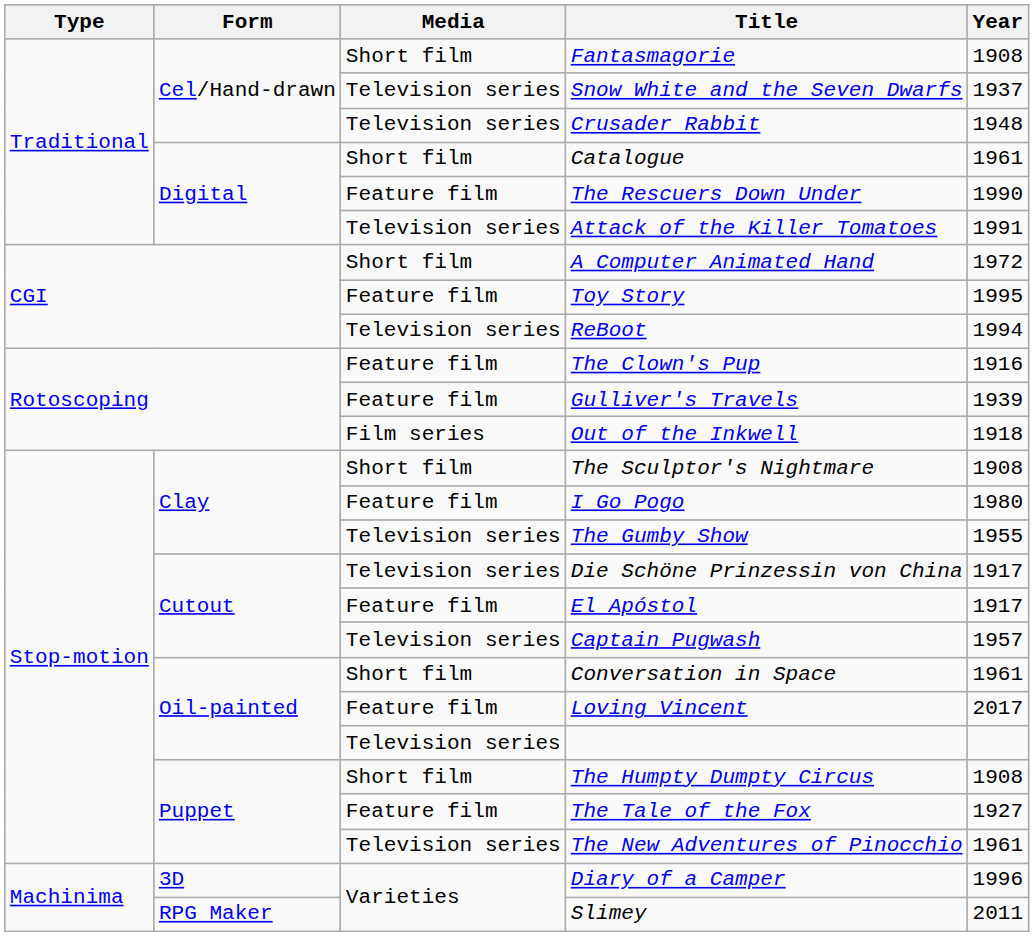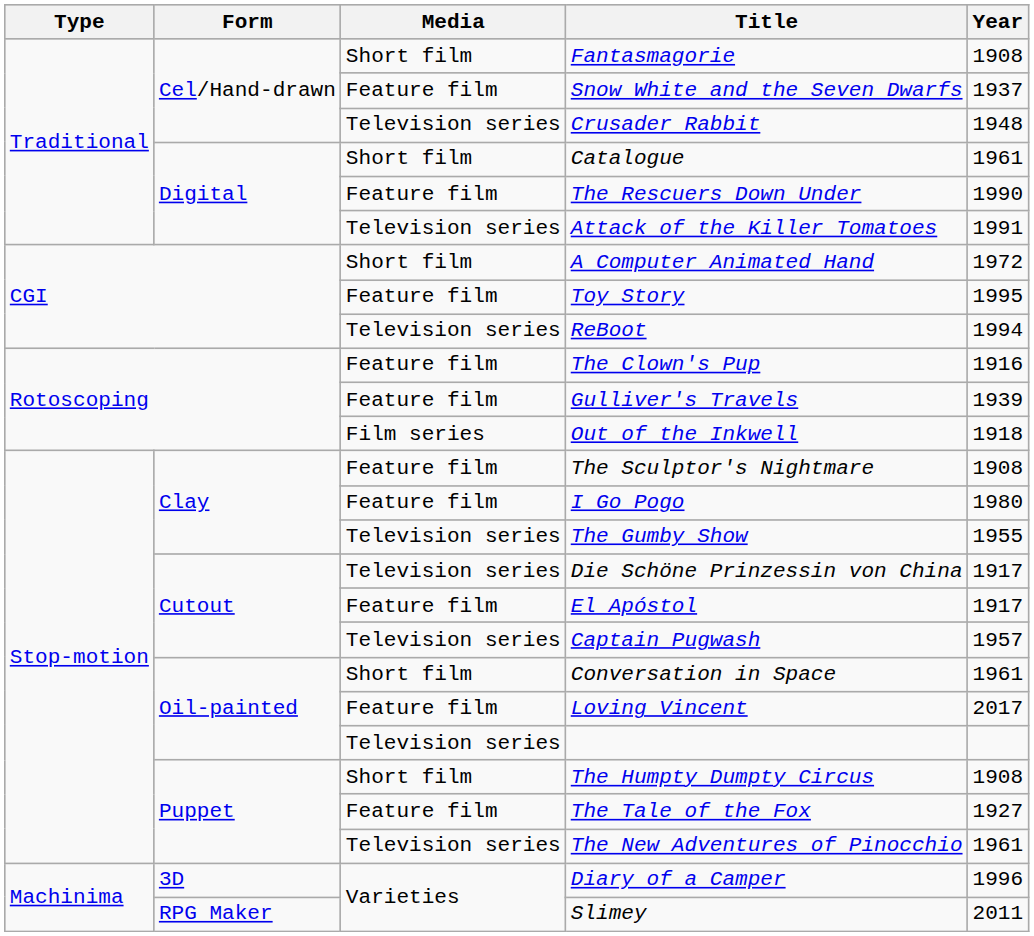(453, 91) Television series -> (422, 91) Feature film
(409, 468) Short film -> (422, 468) Feature film
